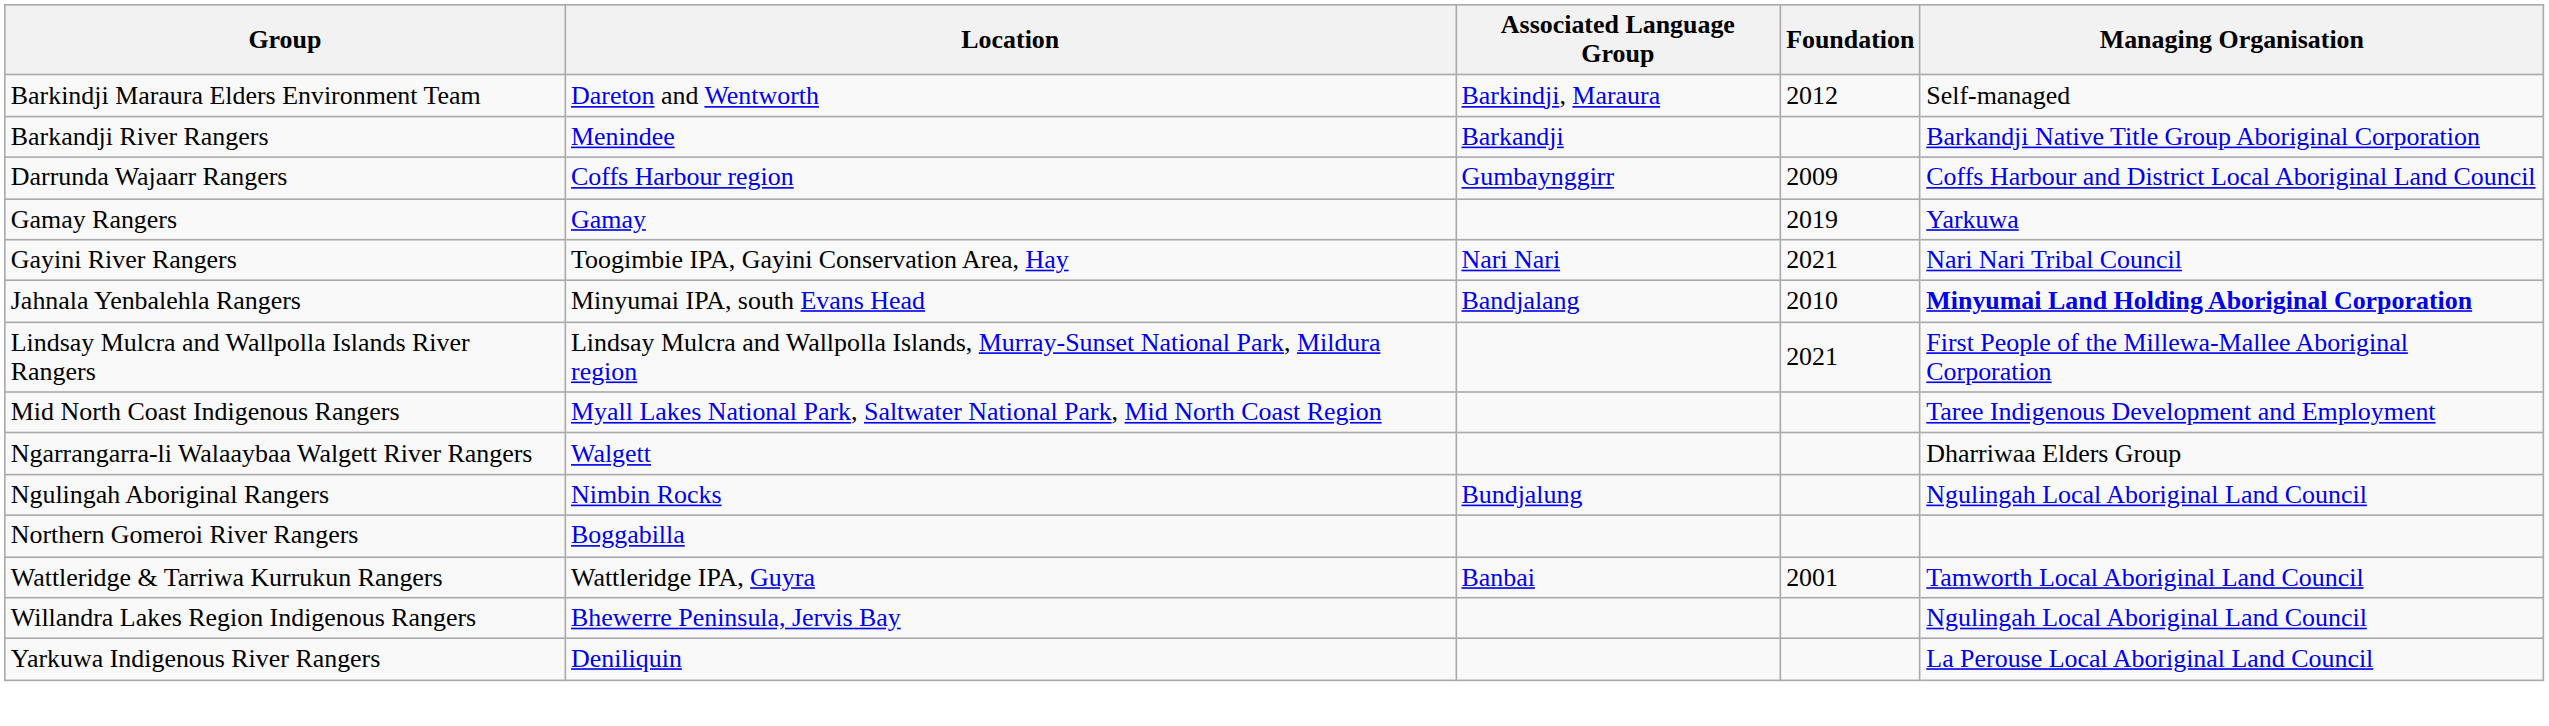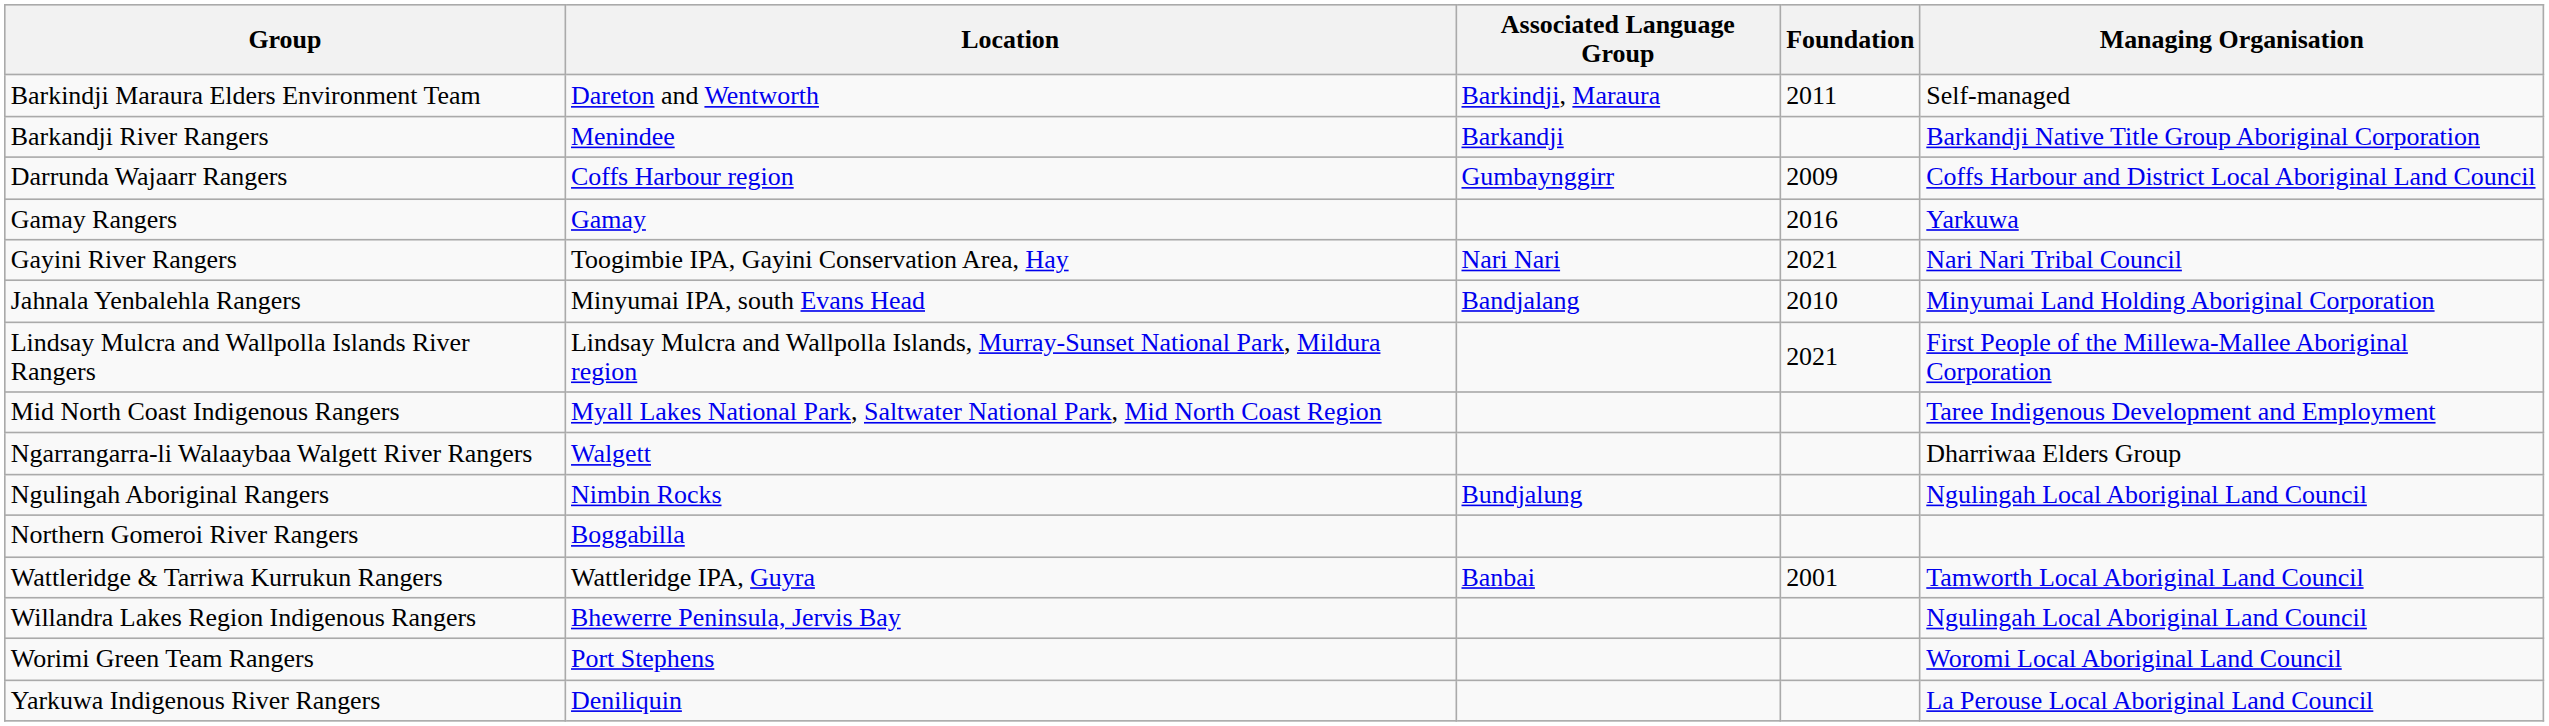(1812, 95) 2012 -> (1812, 95) 2011
(1812, 218) 2019 -> (1812, 218) 2016
(2199, 300) bold -> (2180, 300) normal
+ row: (162, 658)
